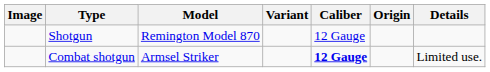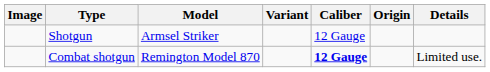(200, 35) Remington Model 870 -> (180, 35) Armsel Striker
(180, 56) Armsel Striker -> (200, 56) Remington Model 870
